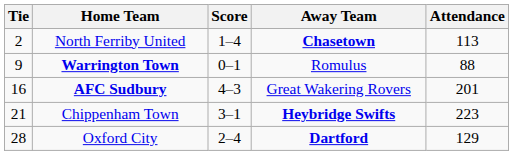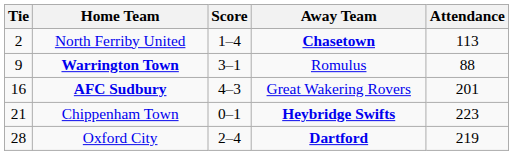(229, 65) 0–1 -> (229, 65) 3–1
(229, 114) 3–1 -> (229, 114) 0–1
(467, 138) 129 -> (467, 138) 219
